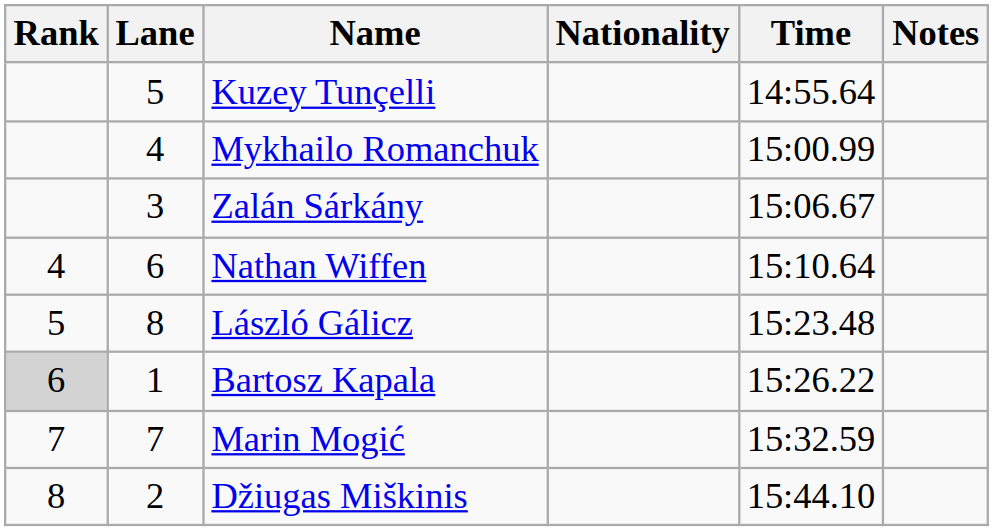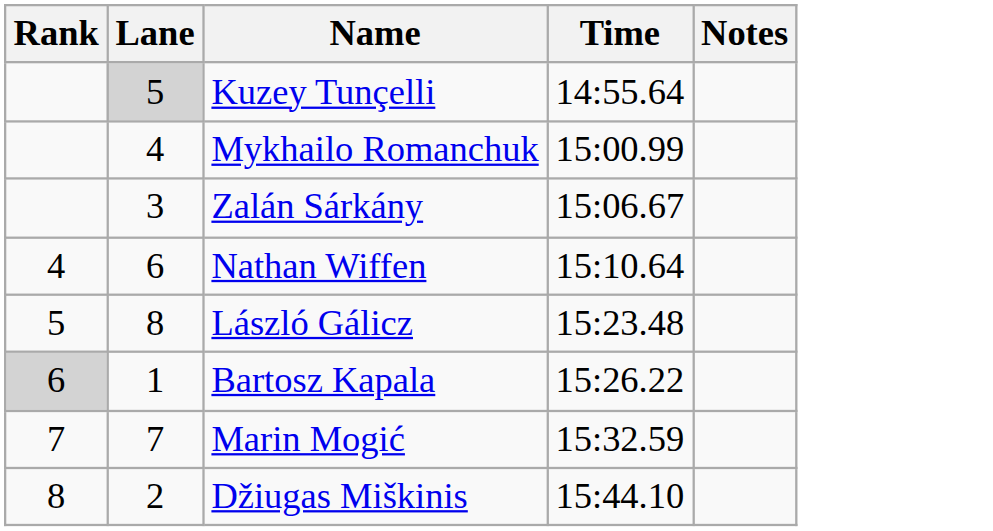- column: (643, 33)
(155, 91) no background -> (155, 91) lightgrey background
